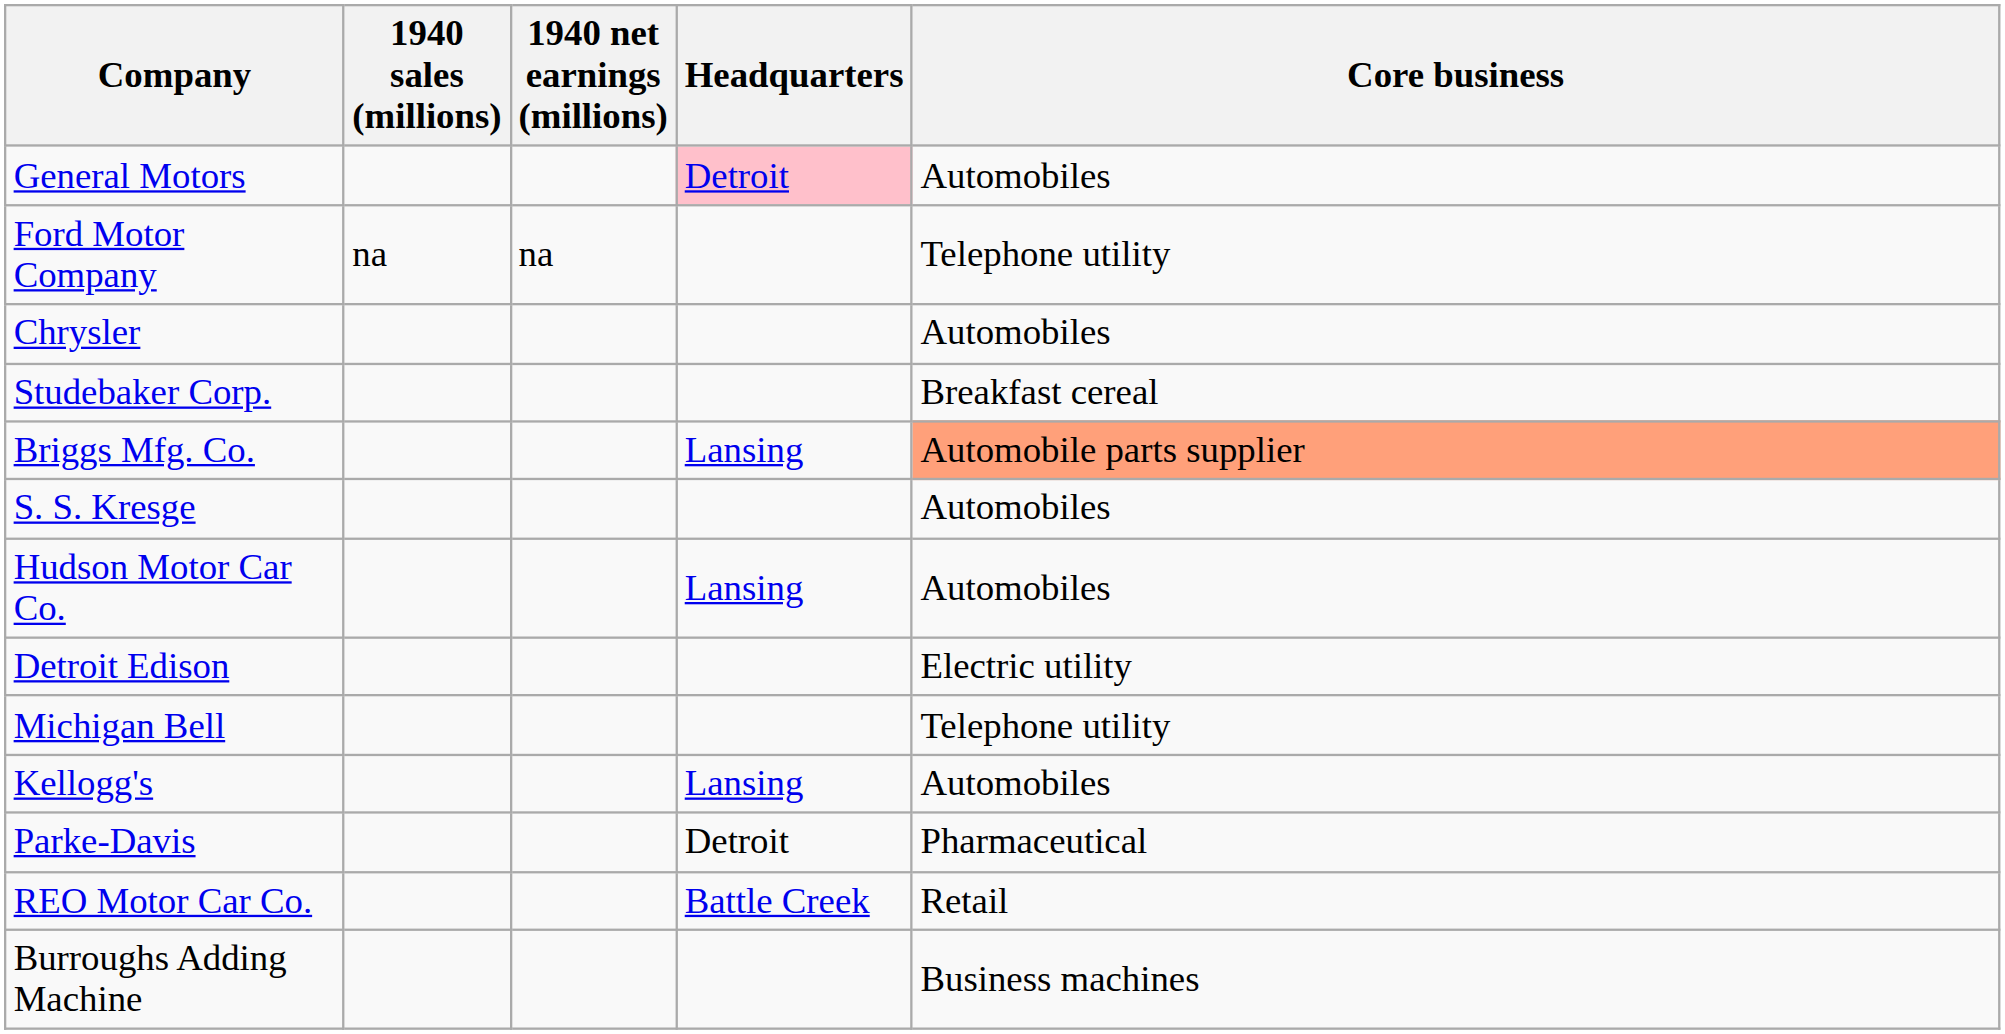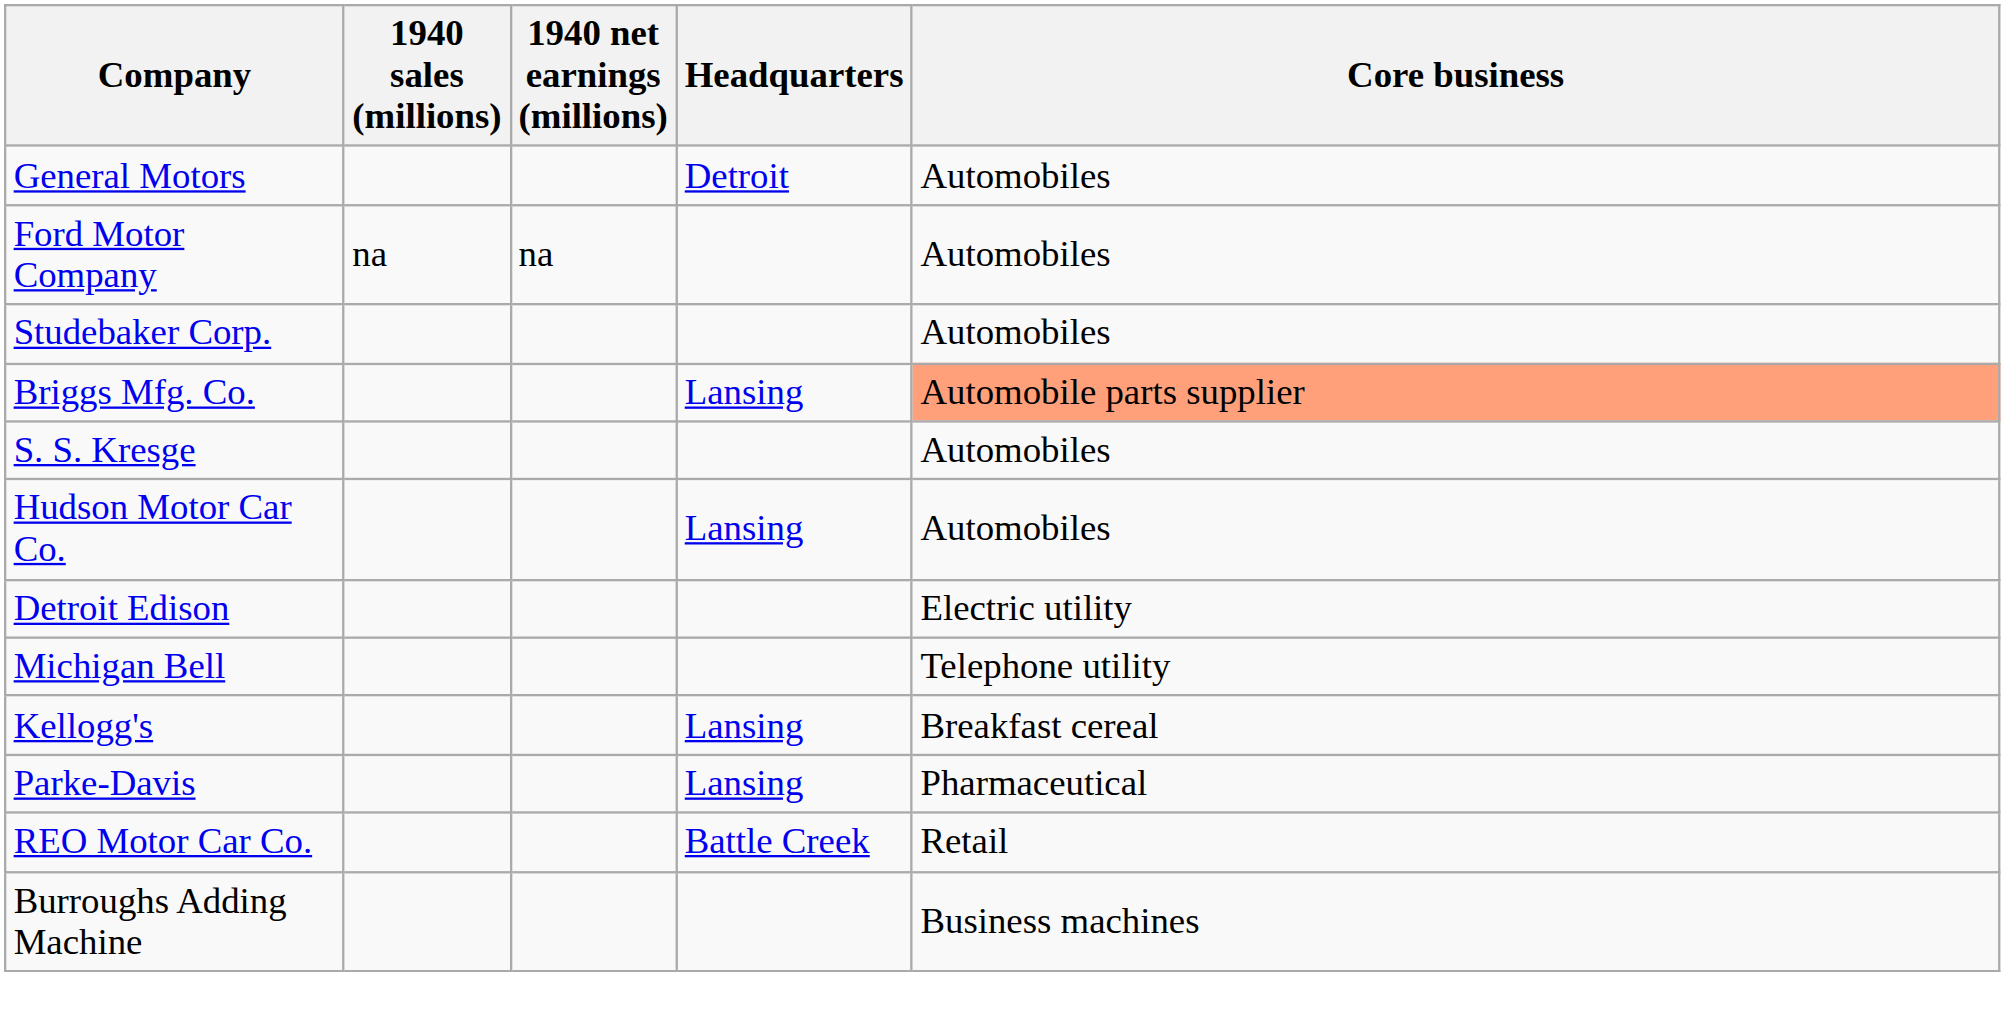(737, 174) pink background -> (737, 174) no background
(1045, 253) Telephone utility -> (1016, 253) Automobiles
- row: (77, 332)
(1039, 391) Breakfast cereal -> (1016, 332) Automobiles
(1016, 782) Automobiles -> (1039, 724) Breakfast cereal
(737, 841) Detroit -> (744, 782) Lansing
